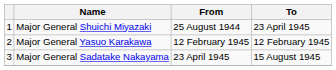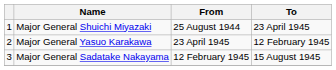(211, 42) 12 February 1945 -> (201, 42) 23 April 1945
(201, 57) 23 April 1945 -> (211, 57) 12 February 1945
